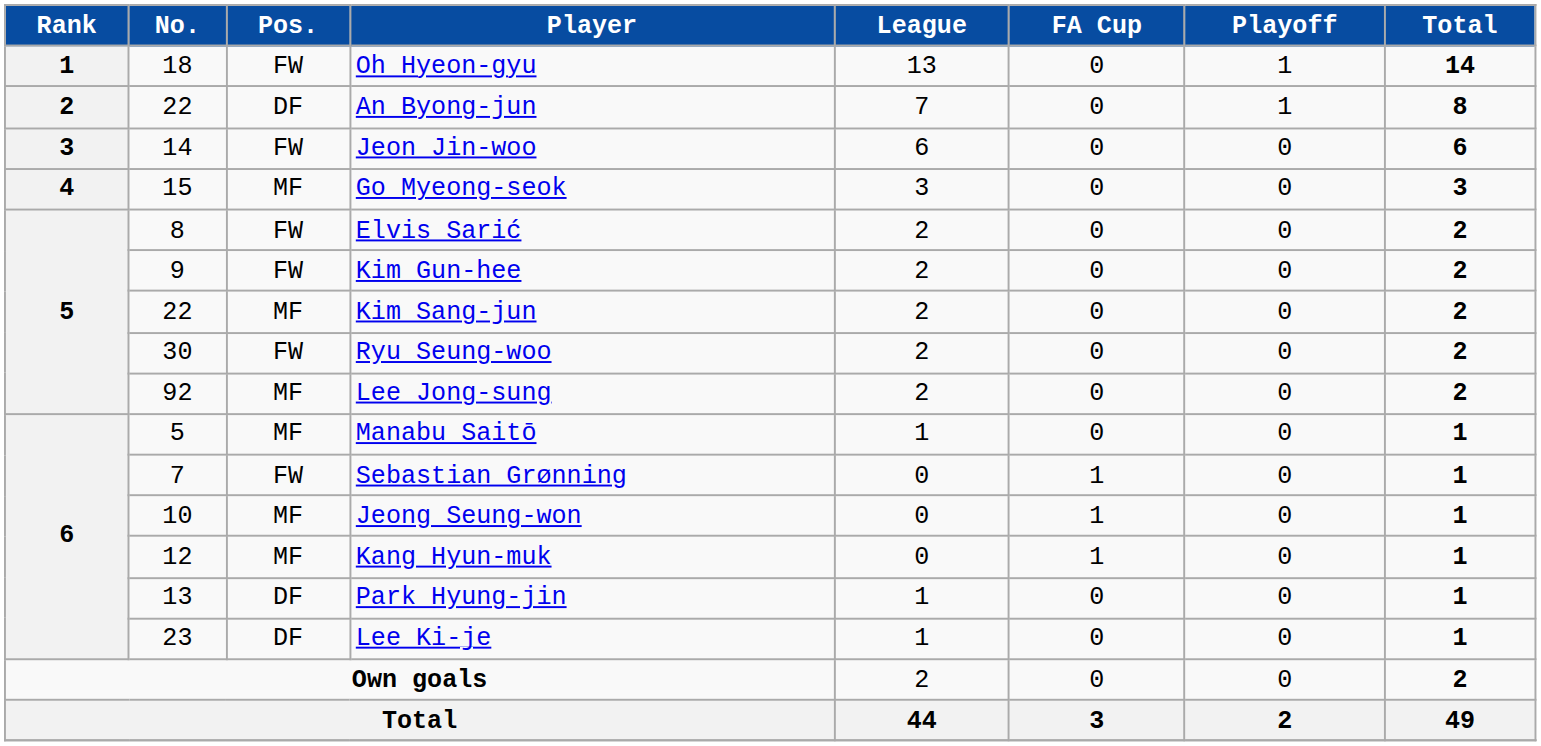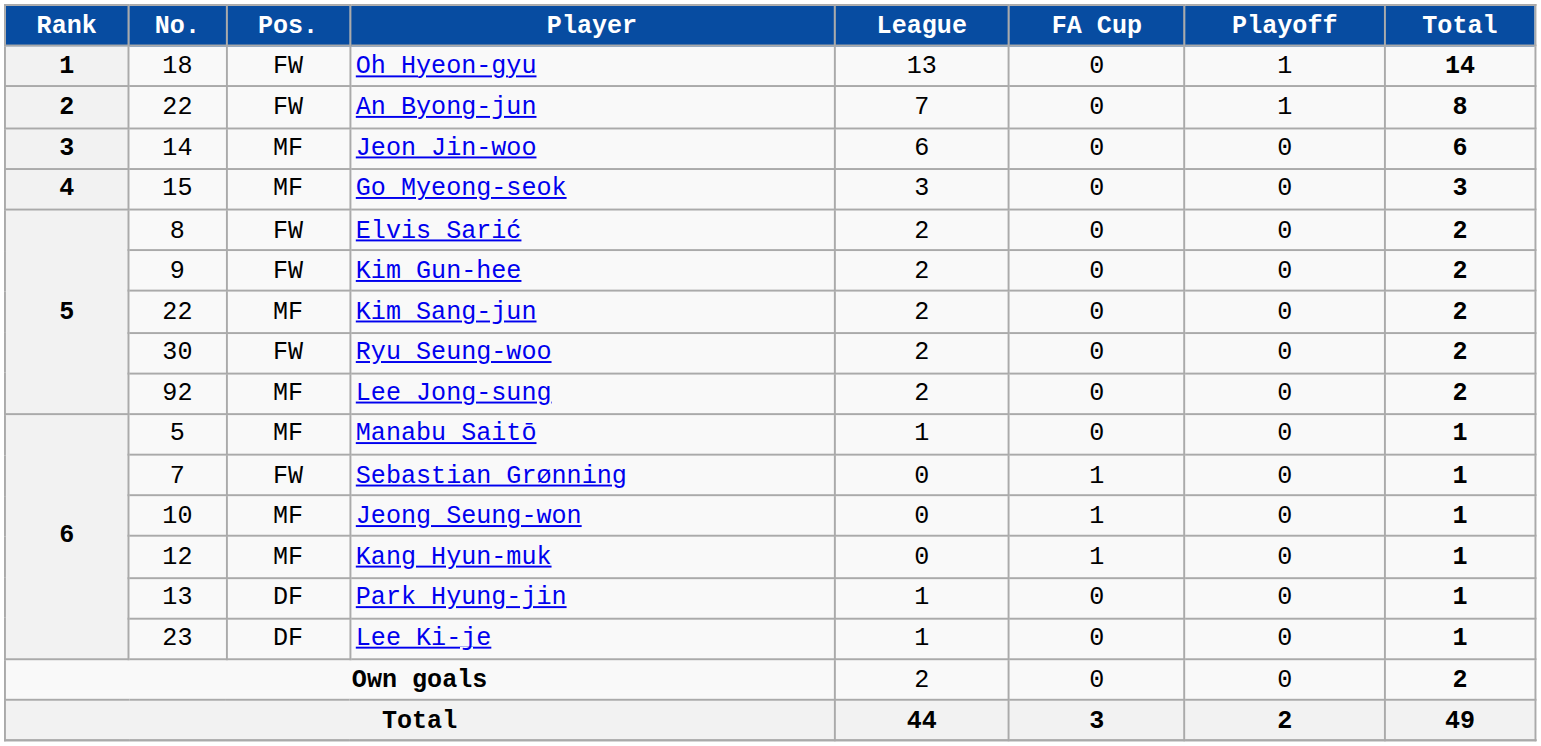(288, 107) DF -> (288, 107) FW
(288, 148) FW -> (288, 148) MF
